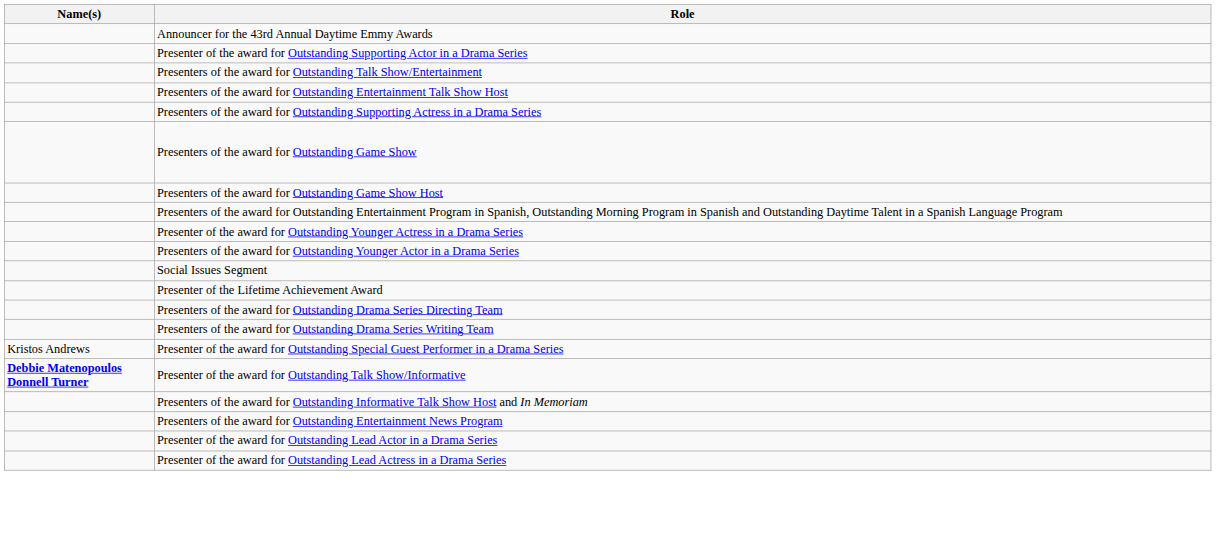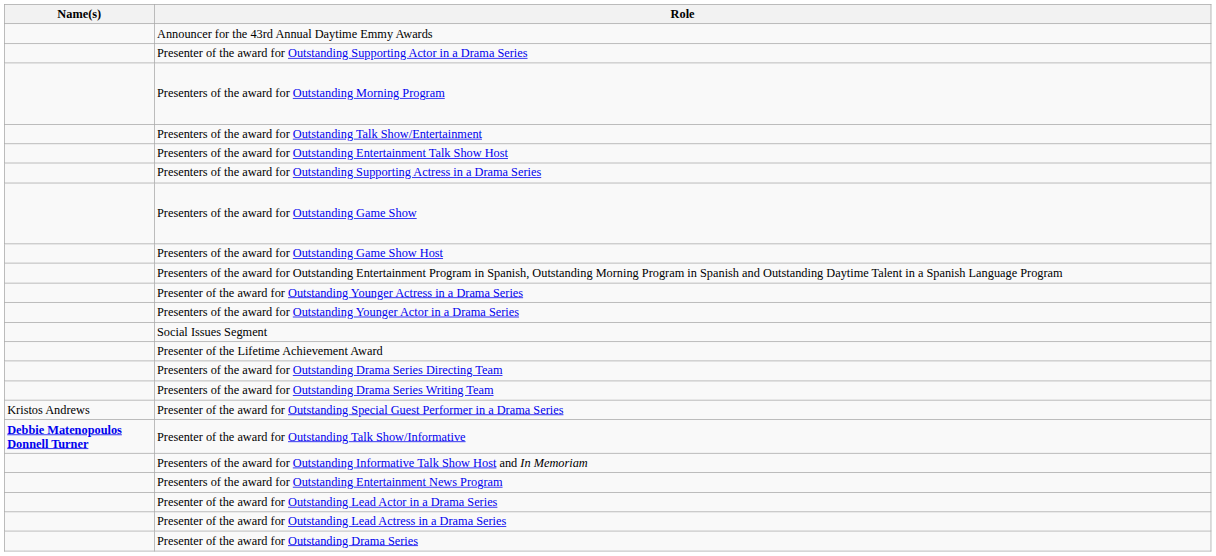+ row: (301, 93)
+ row: (288, 541)
